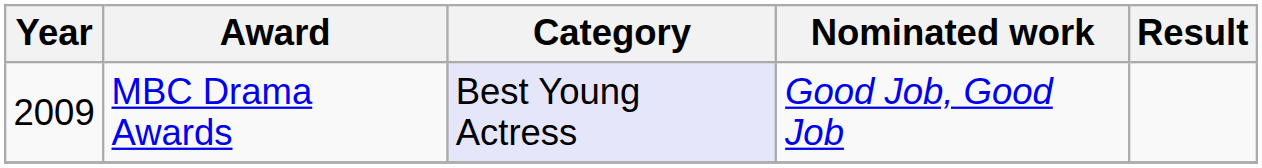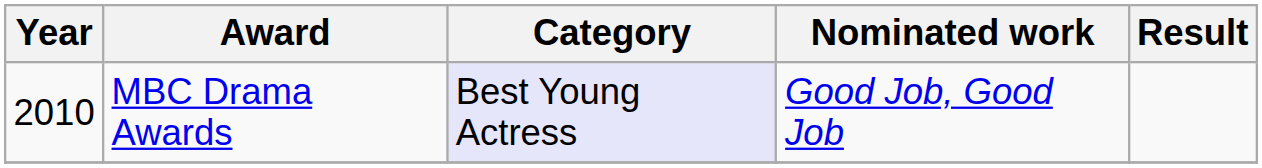(54, 111) 2009 -> (54, 111) 2010
